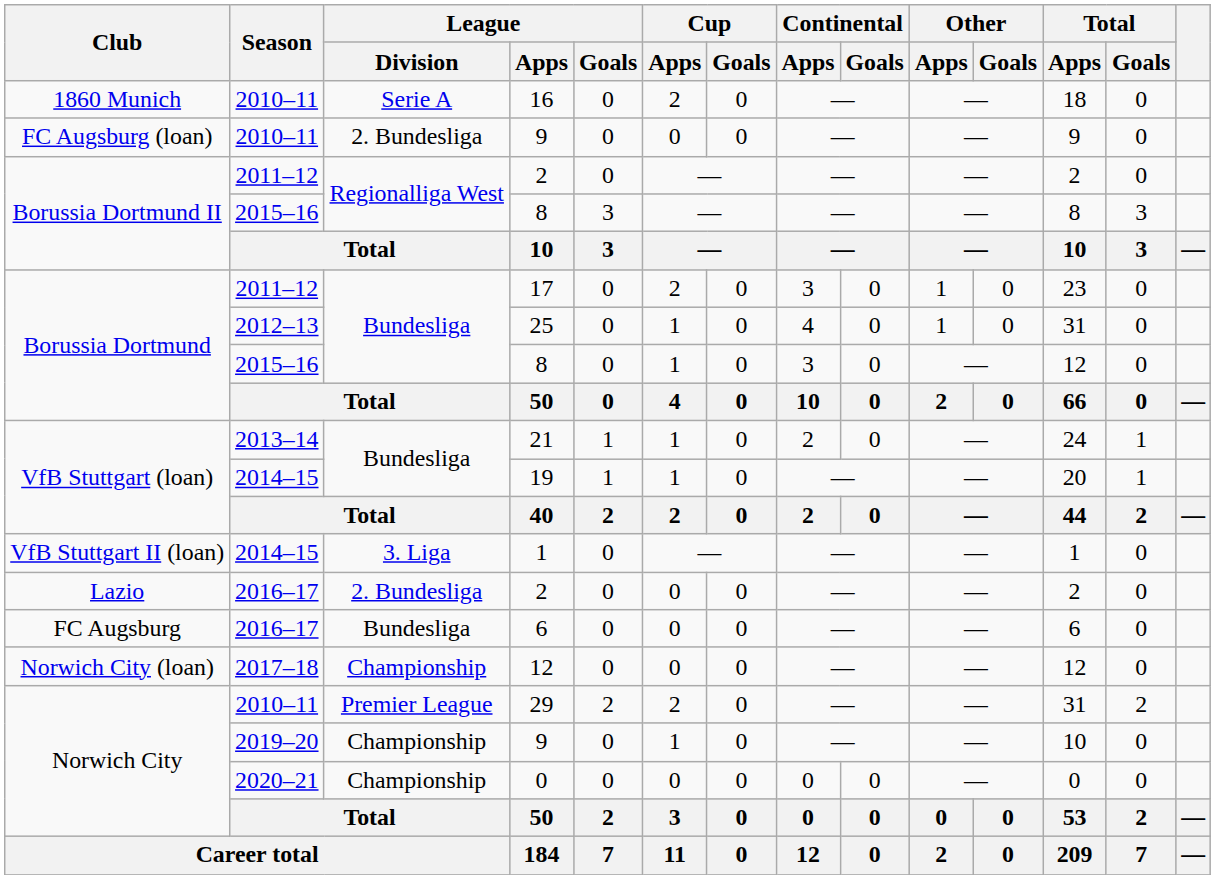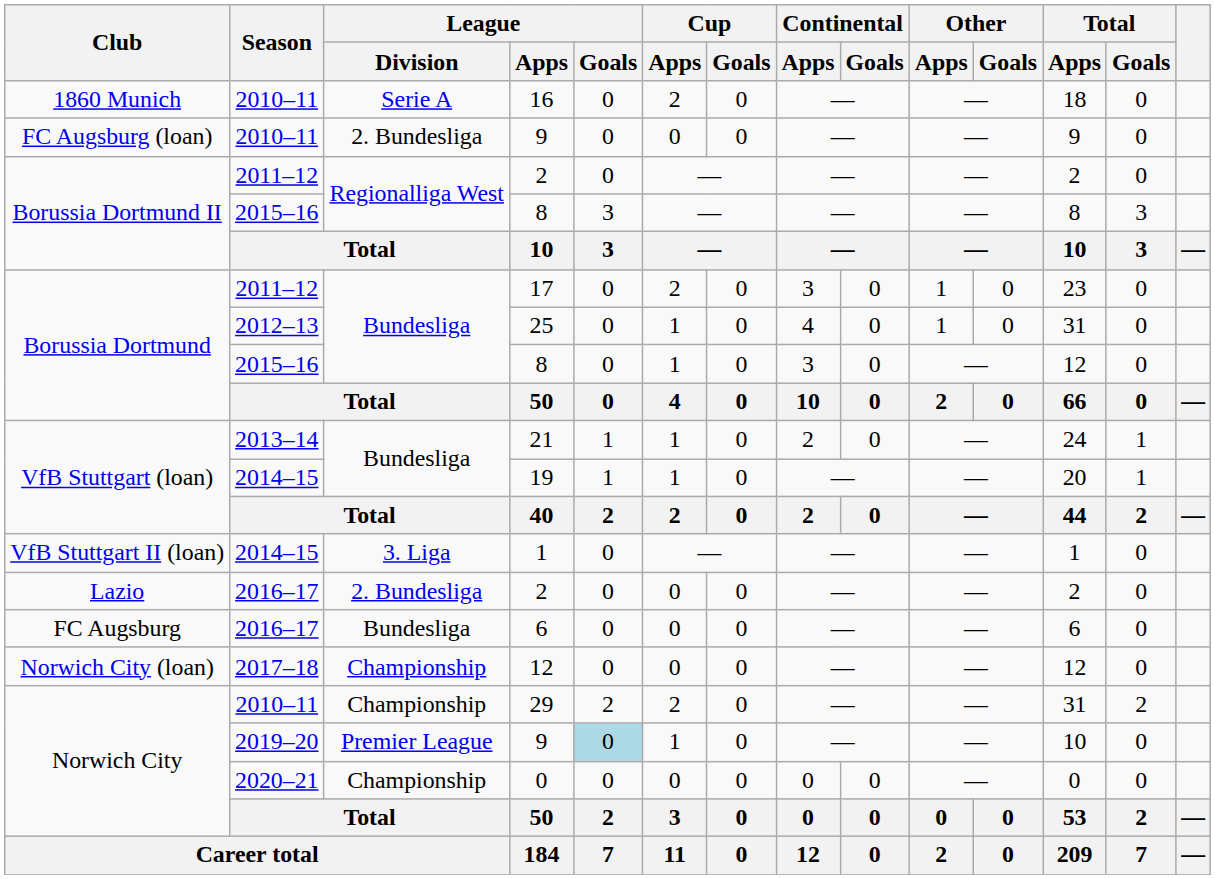(417, 703) Premier League -> (417, 703) Championship
(417, 741) Championship -> (417, 741) Premier League
(608, 741) no background -> (608, 741) lightblue background
